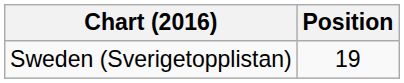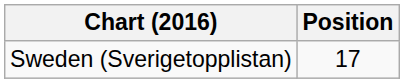(348, 59) 19 -> (348, 59) 17
